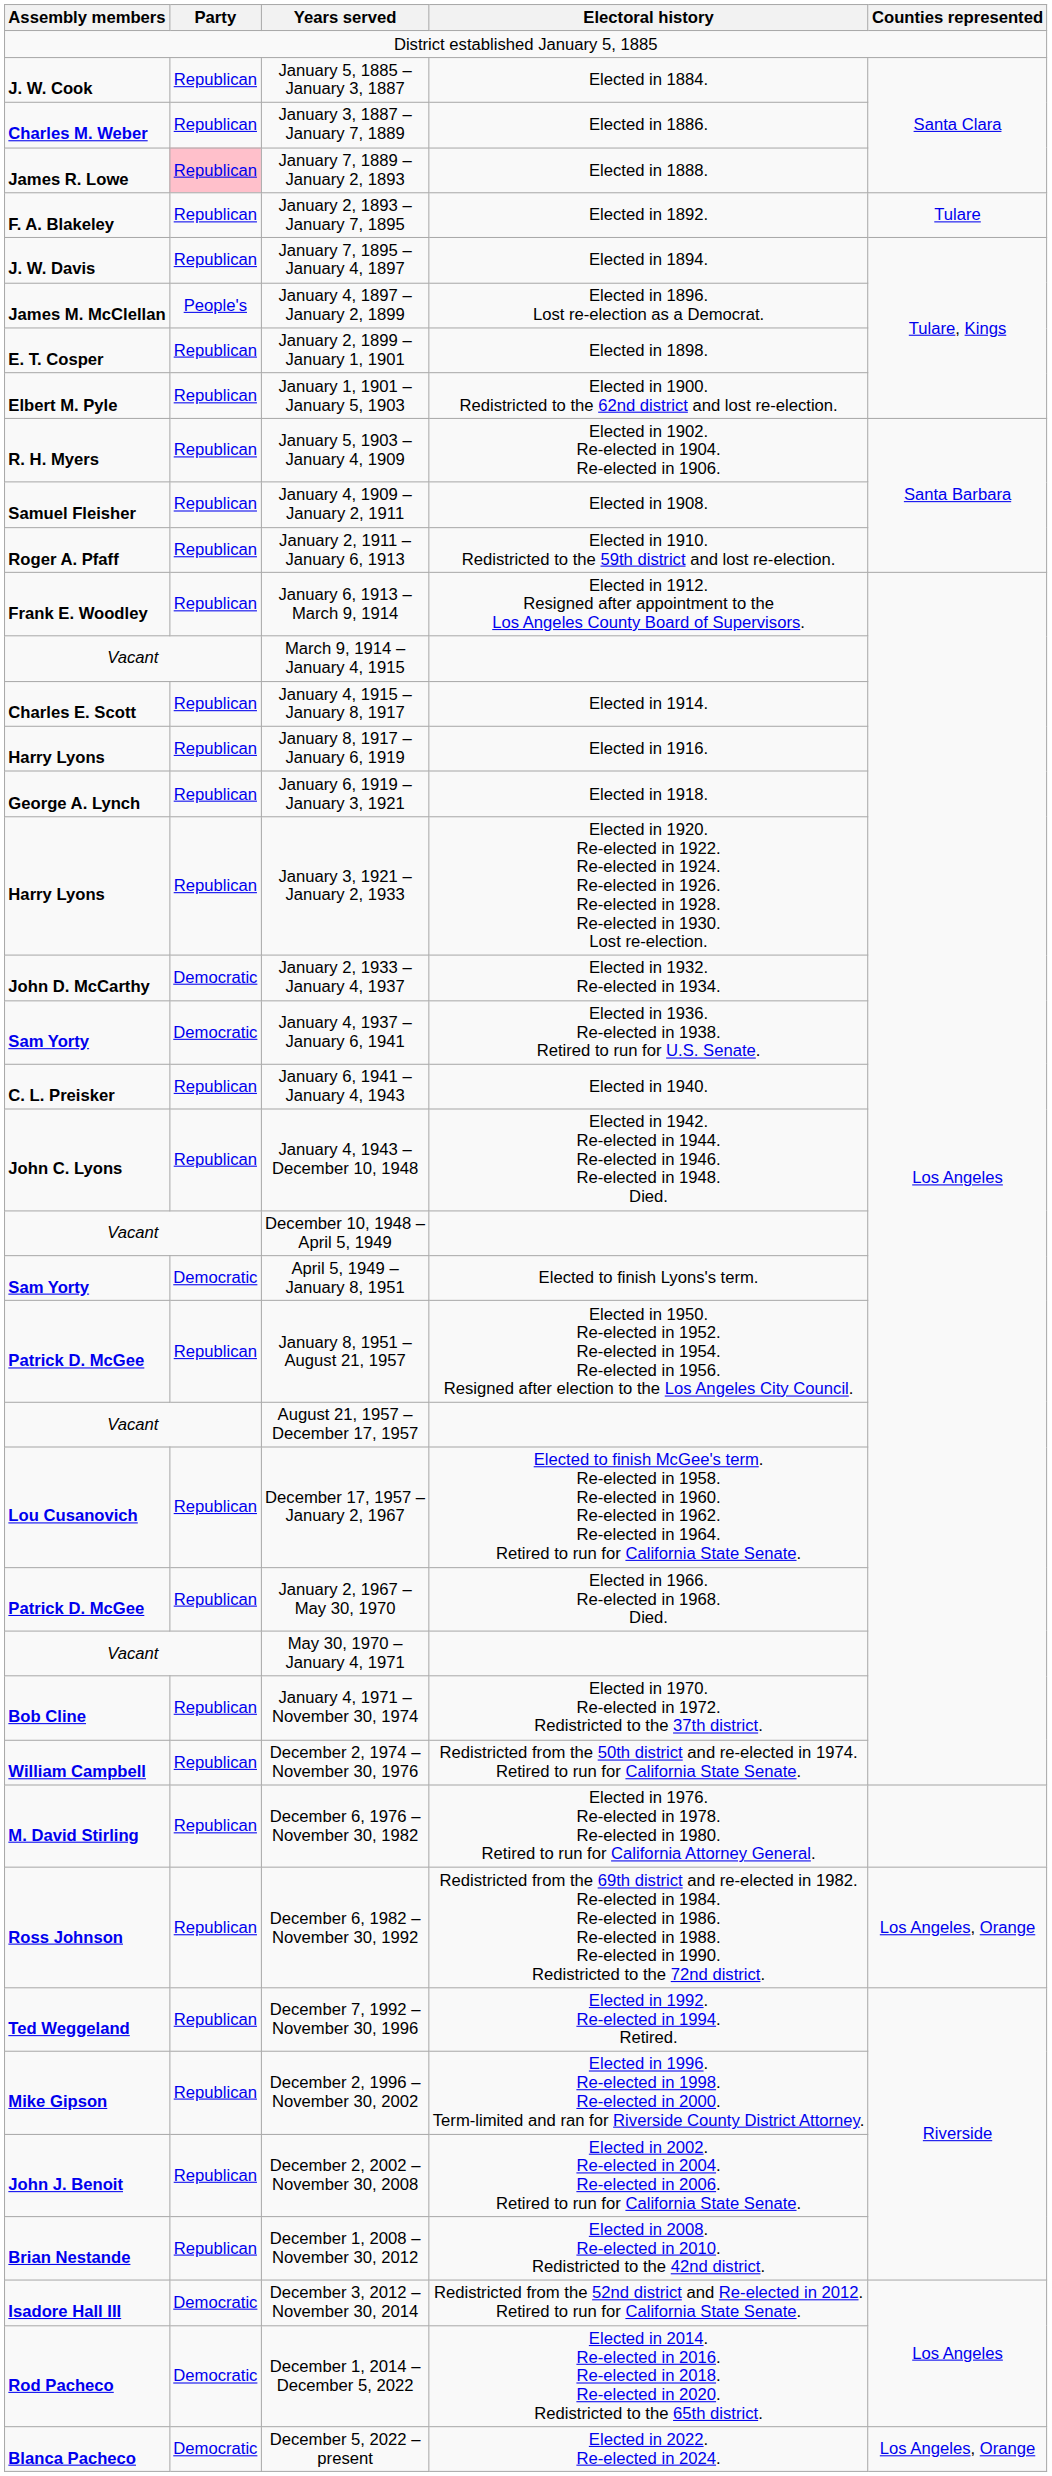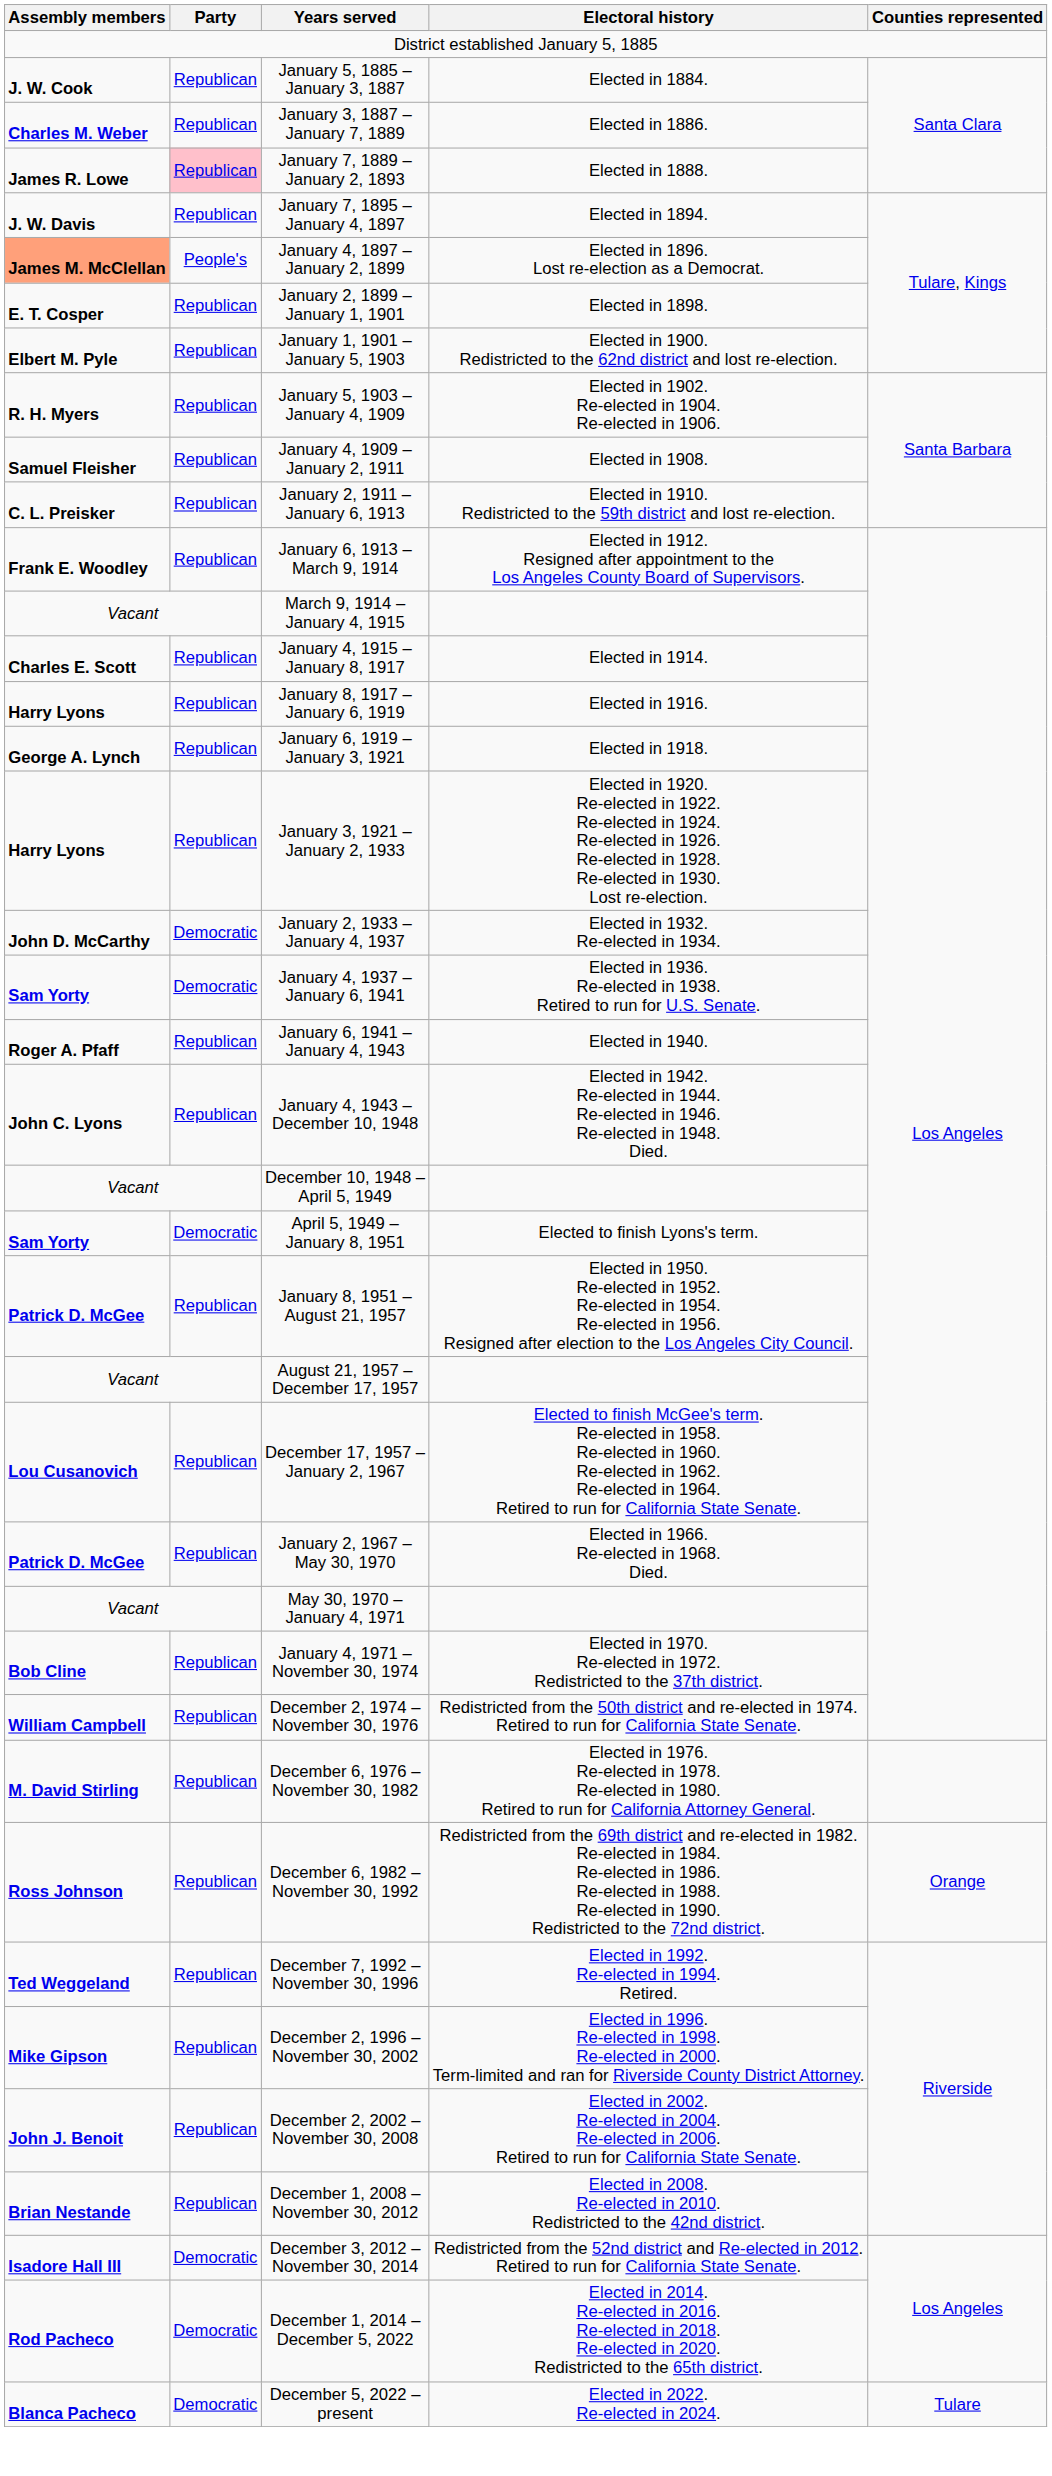- row: (345, 215)
(87, 314) no background -> (87, 269) lightsalmon background
(64, 559) Roger A. Pfaff -> (62, 513) C. L. Preisker
(62, 1096) C. L. Preisker -> (64, 1050) Roger A. Pfaff
(958, 1927) Los Angeles, Orange -> (958, 1882) Orange
(958, 2449) Los Angeles, Orange -> (958, 2404) Tulare
